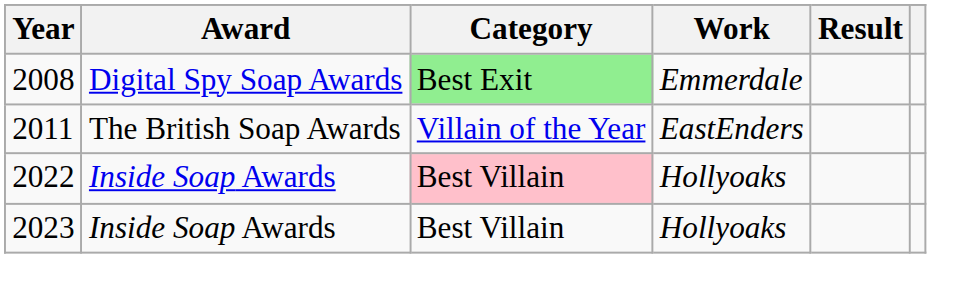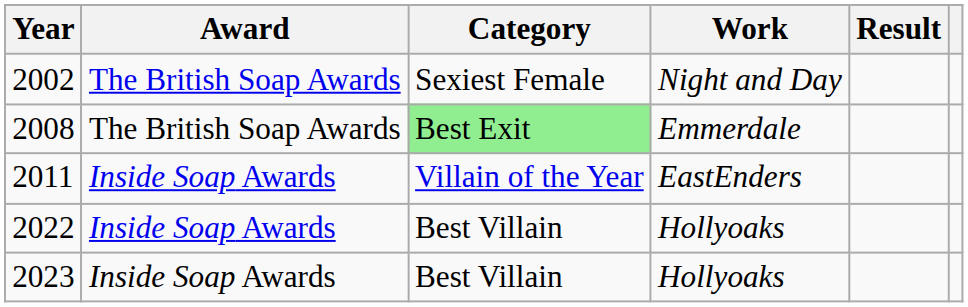+ row: (43, 78)
(246, 78) Digital Spy Soap Awards -> (245, 128) The British Soap Awards
(245, 128) The British Soap Awards -> (212, 177) Inside Soap Awards
(491, 177) pink background -> (489, 227) no background
